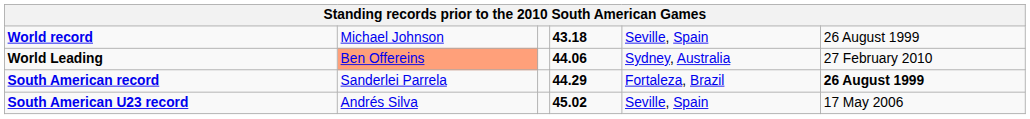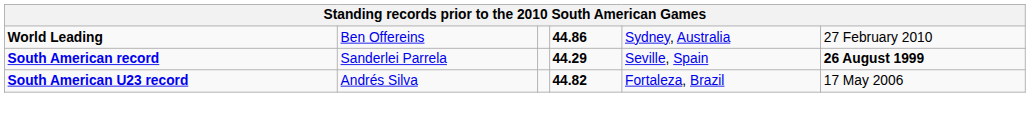- row: (50, 37)
(383, 59) lightsalmon background -> (383, 37) no background
(570, 59) 44.06 -> (570, 37) 44.86
(675, 80) Fortaleza, Brazil -> (667, 59) Seville, Spain
(570, 102) 45.02 -> (570, 80) 44.82
(667, 102) Seville, Spain -> (675, 80) Fortaleza, Brazil
